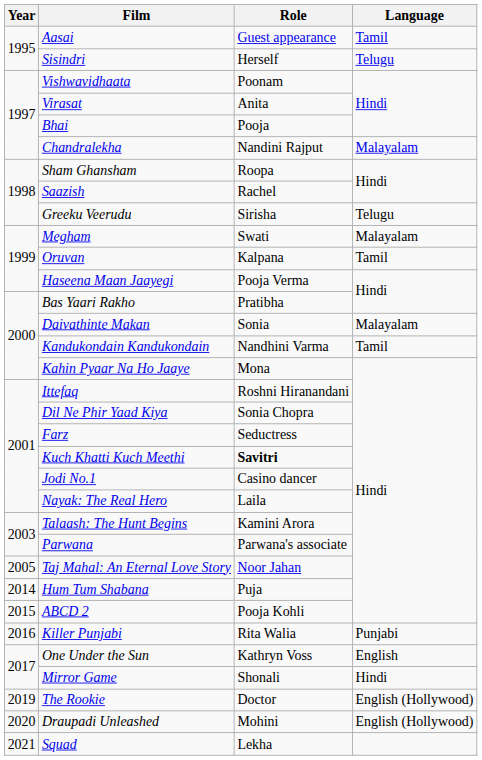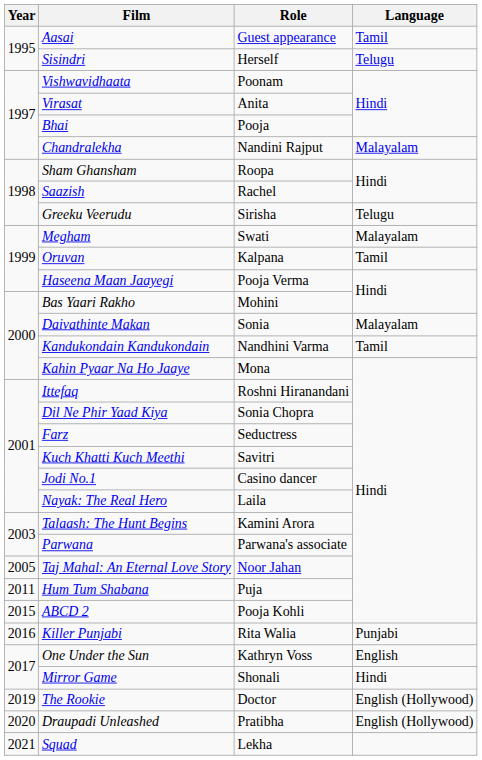(261, 302) Pratibha -> (258, 302) Mohini
(257, 457) bold -> (256, 457) normal
(22, 589) 2014 -> (21, 589) 2011
(258, 721) Mohini -> (261, 721) Pratibha
